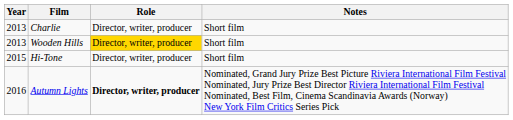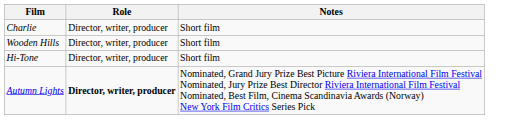- column: (16, 12)
(142, 43) gold background -> (118, 43) no background
